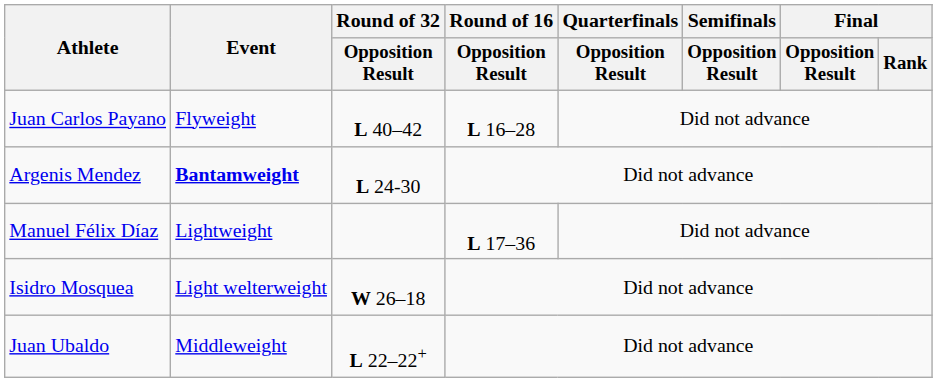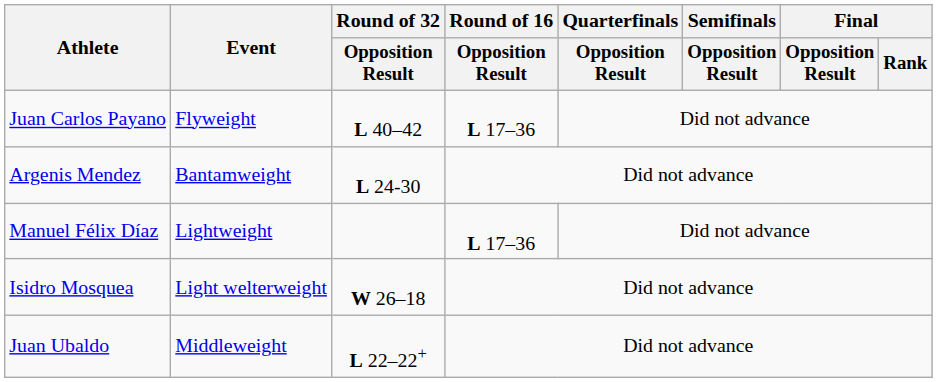(501, 130) L 16–28 -> (501, 130) L 17–36
(237, 175) bold -> (233, 175) normal
